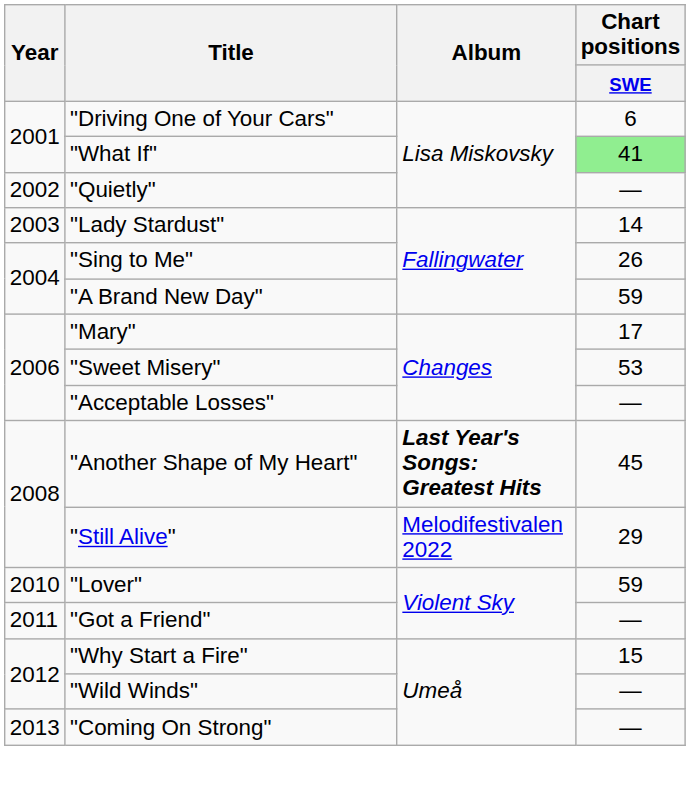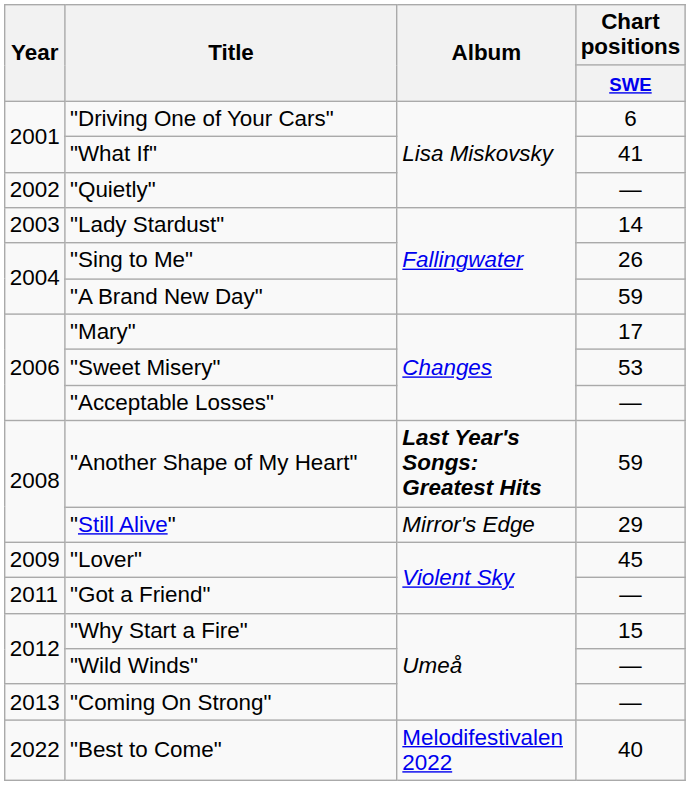(630, 154) lightgreen background -> (630, 154) no background
(630, 463) 45 -> (630, 463) 59
(483, 536) Melodifestivalen 2022 -> (469, 524) Mirror's Edge
(35, 584) 2010 -> (35, 559) 2009
(630, 584) 59 -> (630, 559) 45
+ row: (146, 749)
